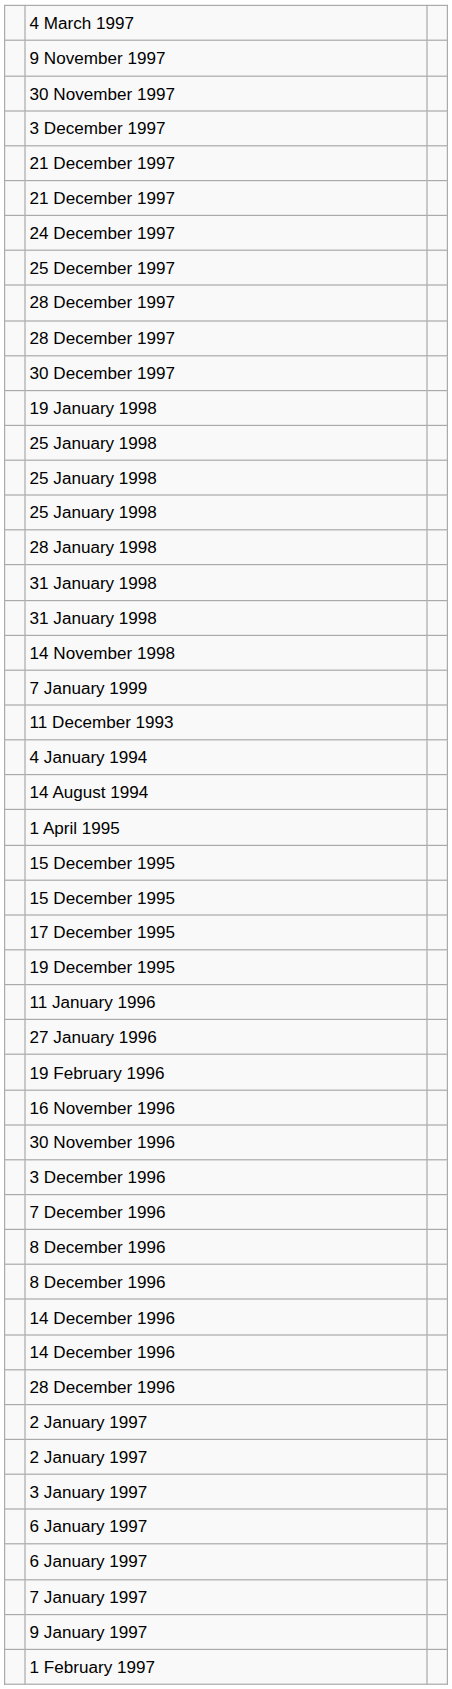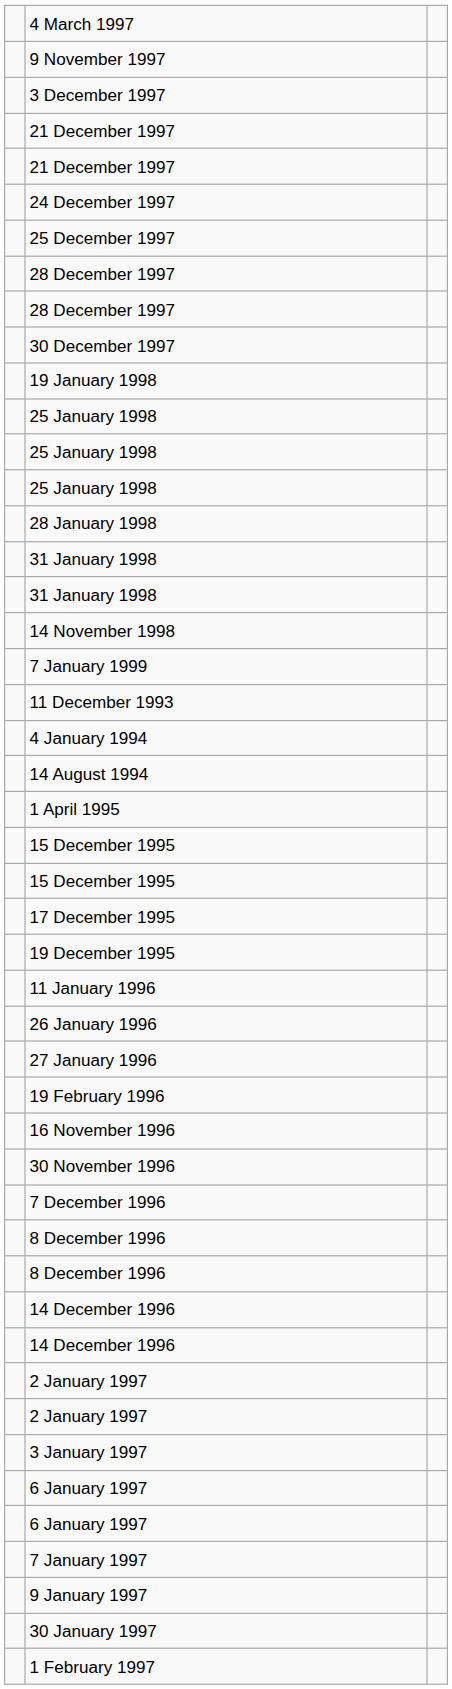- row: (15, 93)
+ row: (15, 1024)
- row: (15, 1177)
- row: (15, 1387)
+ row: (15, 1631)
